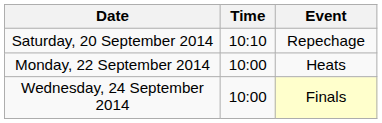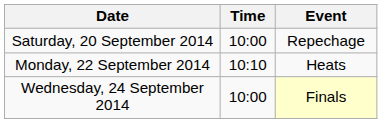(248, 40) 10:10 -> (248, 40) 10:00
(248, 64) 10:00 -> (248, 64) 10:10
